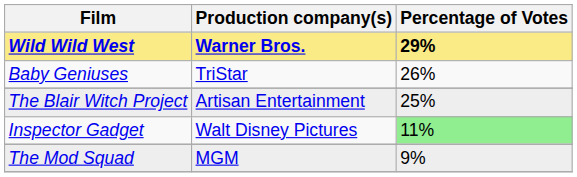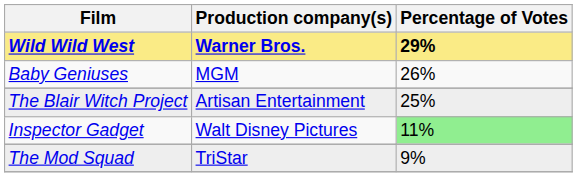(222, 74) TriStar -> (217, 74) MGM
(217, 158) MGM -> (222, 158) TriStar
